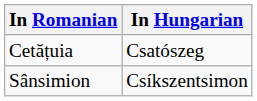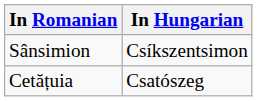rows swapped: (41, 50) <-> (50, 80)
